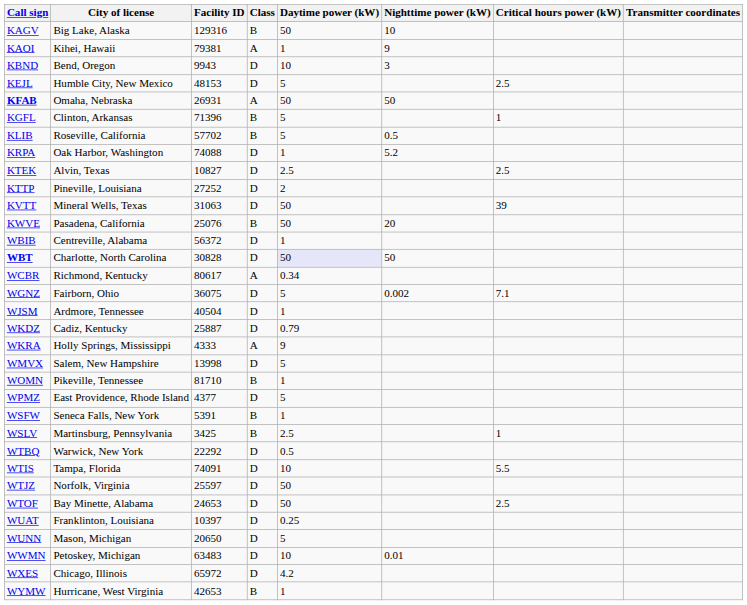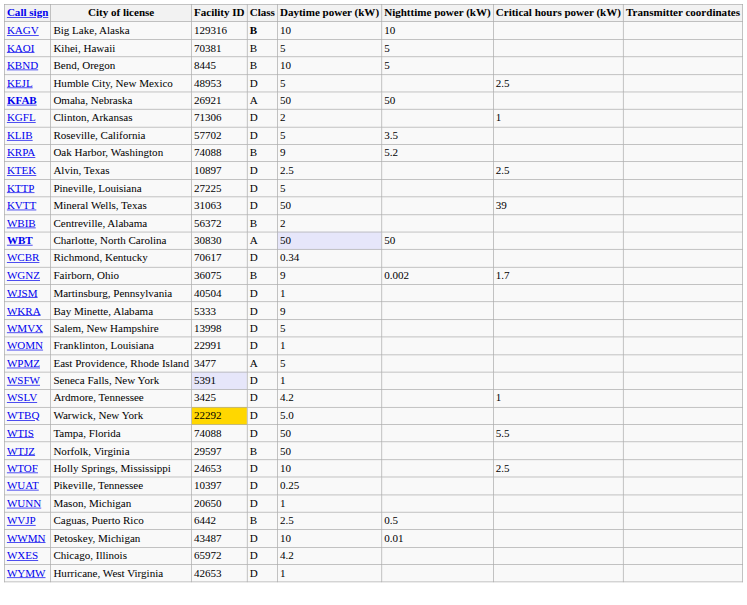(253, 30) normal -> (253, 30) bold
(285, 30) 50 -> (285, 30) 10
(208, 48) 79381 -> (208, 48) 70381
(254, 48) A -> (253, 48) B
(283, 48) 1 -> (283, 48) 5
(387, 48) 9 -> (387, 48) 5
(205, 65) 9943 -> (205, 65) 8445
(254, 65) D -> (253, 65) B
(387, 65) 3 -> (387, 65) 5
(208, 83) 48153 -> (208, 83) 48953
(208, 100) 26931 -> (208, 100) 26921
(208, 118) 71396 -> (208, 118) 71306
(253, 118) B -> (254, 118) D
(283, 118) 5 -> (283, 118) 2
(253, 135) B -> (254, 135) D
(391, 135) 0.5 -> (391, 135) 3.5
(254, 153) D -> (253, 153) B
(283, 153) 1 -> (283, 153) 9
(208, 170) 10827 -> (208, 170) 10897
(208, 188) 27252 -> (208, 188) 27225
(283, 188) 2 -> (283, 188) 5
- row: (23, 223)
(254, 240) D -> (253, 223) B
(283, 240) 1 -> (283, 223) 2
(208, 258) 30828 -> (208, 240) 30830
(254, 258) D -> (254, 240) A
(208, 275) 80617 -> (208, 258) 70617
(254, 275) A -> (254, 258) D
(254, 293) D -> (253, 275) B
(283, 293) 5 -> (283, 275) 9
(503, 293) 7.1 -> (503, 275) 1.7
(99, 310) Ardmore, Tennessee -> (113, 293) Martinsburg, Pennsylvania
- row: (23, 328)
(112, 345) Holly Springs, Mississippi -> (103, 310) Bay Minette, Alabama
(205, 345) 4333 -> (205, 310) 5333
(254, 345) A -> (254, 310) D
(98, 380) Pikeville, Tennessee -> (104, 345) Franklinton, Louisiana
(208, 380) 81710 -> (208, 345) 22991
(253, 380) B -> (254, 345) D
(205, 398) 4377 -> (205, 363) 3477
(254, 398) D -> (254, 363) A
(205, 415) no background -> (205, 380) lavender background
(253, 415) B -> (254, 380) D
(113, 433) Martinsburg, Pennsylvania -> (99, 398) Ardmore, Tennessee
(253, 433) B -> (254, 398) D
(287, 433) 2.5 -> (287, 398) 4.2
(208, 450) no background -> (208, 415) gold background
(287, 450) 0.5 -> (287, 415) 5.0
(208, 468) 74091 -> (208, 433) 74088
(285, 468) 10 -> (285, 433) 50
(208, 485) 25597 -> (208, 450) 29597
(254, 485) D -> (253, 450) B
(103, 503) Bay Minette, Alabama -> (112, 468) Holly Springs, Mississippi
(285, 503) 50 -> (285, 468) 10
(104, 521) Franklinton, Louisiana -> (98, 485) Pikeville, Tennessee
(283, 538) 5 -> (283, 503) 1
+ row: (21, 521)
(208, 556) 63483 -> (208, 538) 43487
(253, 591) B -> (254, 573) D
